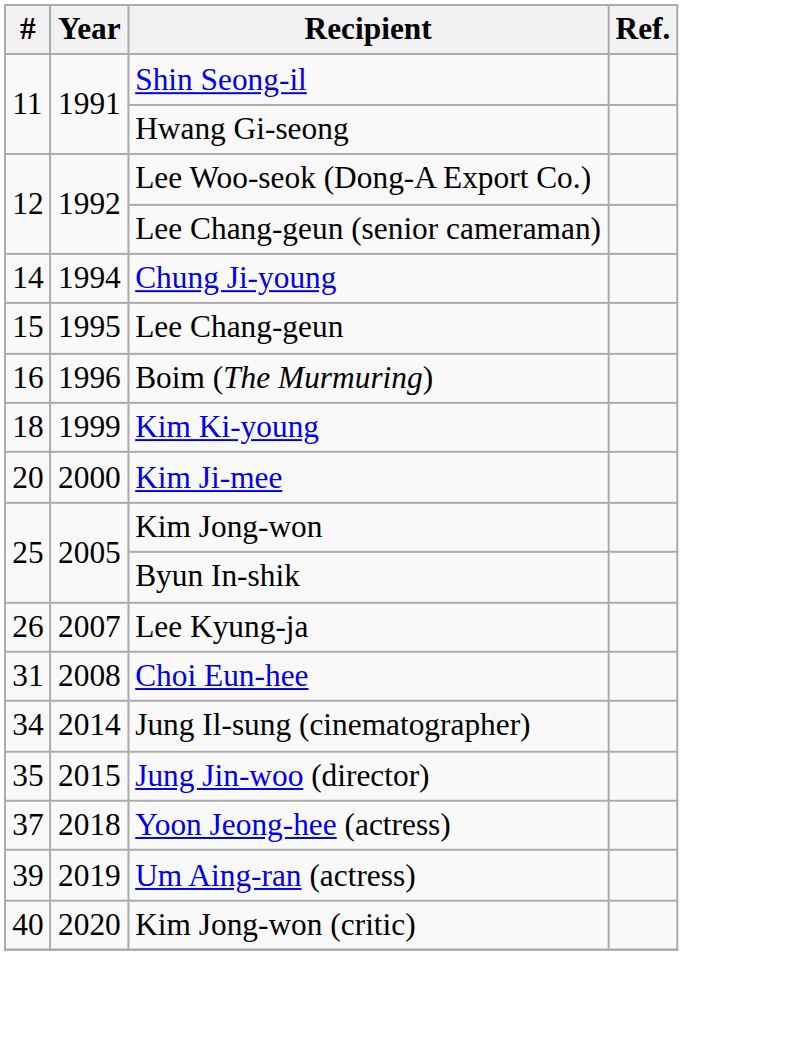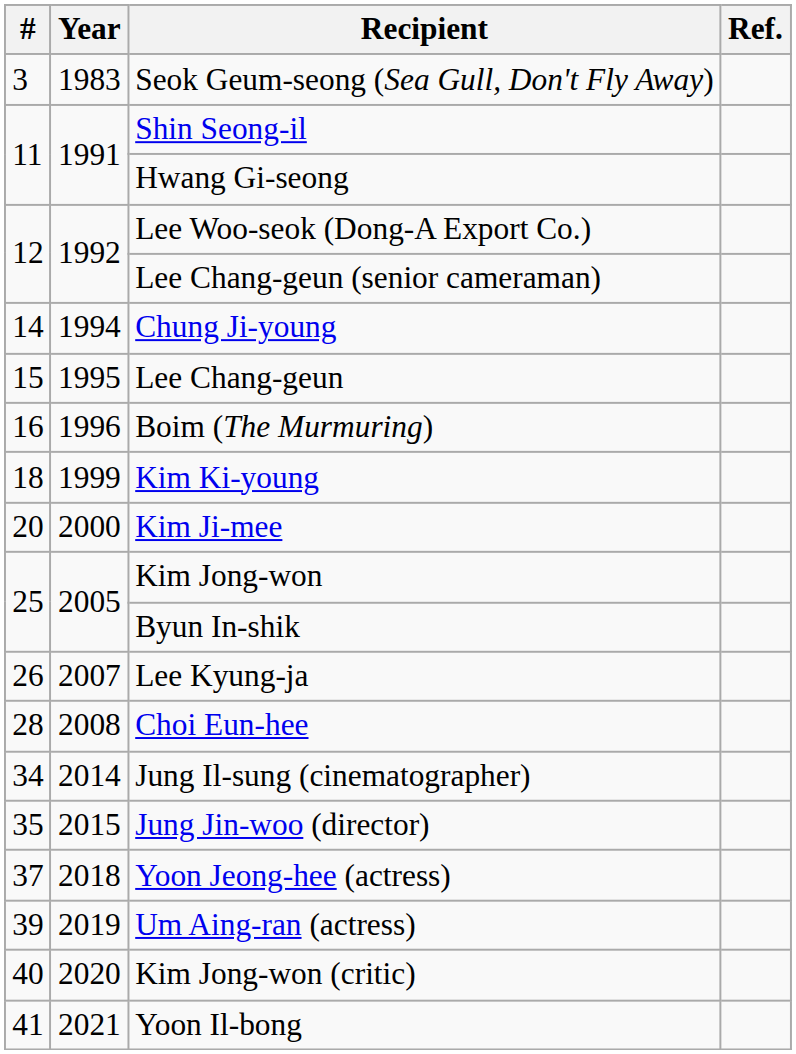+ row: (424, 79)
(28, 675) 31 -> (28, 725) 28
+ row: (219, 1024)
